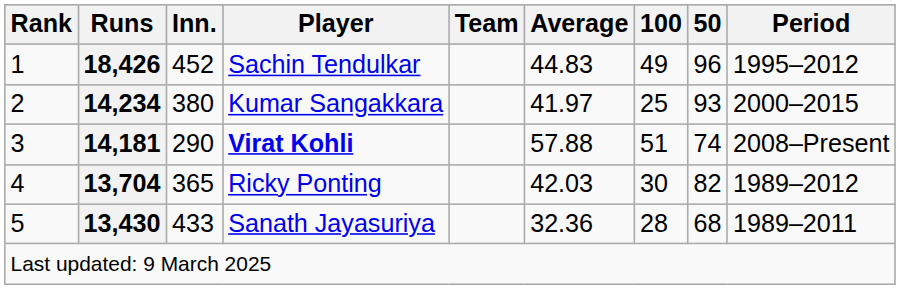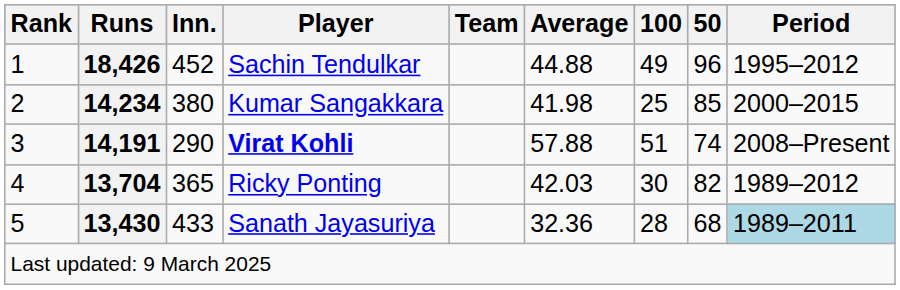(562, 64) 44.83 -> (562, 64) 44.88
(562, 104) 41.97 -> (562, 104) 41.98
(707, 104) 93 -> (707, 104) 85
(122, 143) 14,181 -> (122, 143) 14,191
(795, 223) no background -> (795, 223) lightblue background
